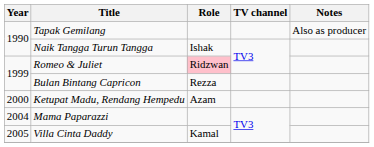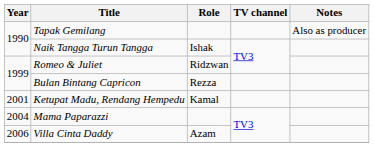(209, 64) pink background -> (209, 64) no background
(18, 99) 2000 -> (18, 99) 2001
(203, 99) Azam -> (204, 99) Kamal
(18, 133) 2005 -> (18, 133) 2006
(204, 133) Kamal -> (203, 133) Azam
